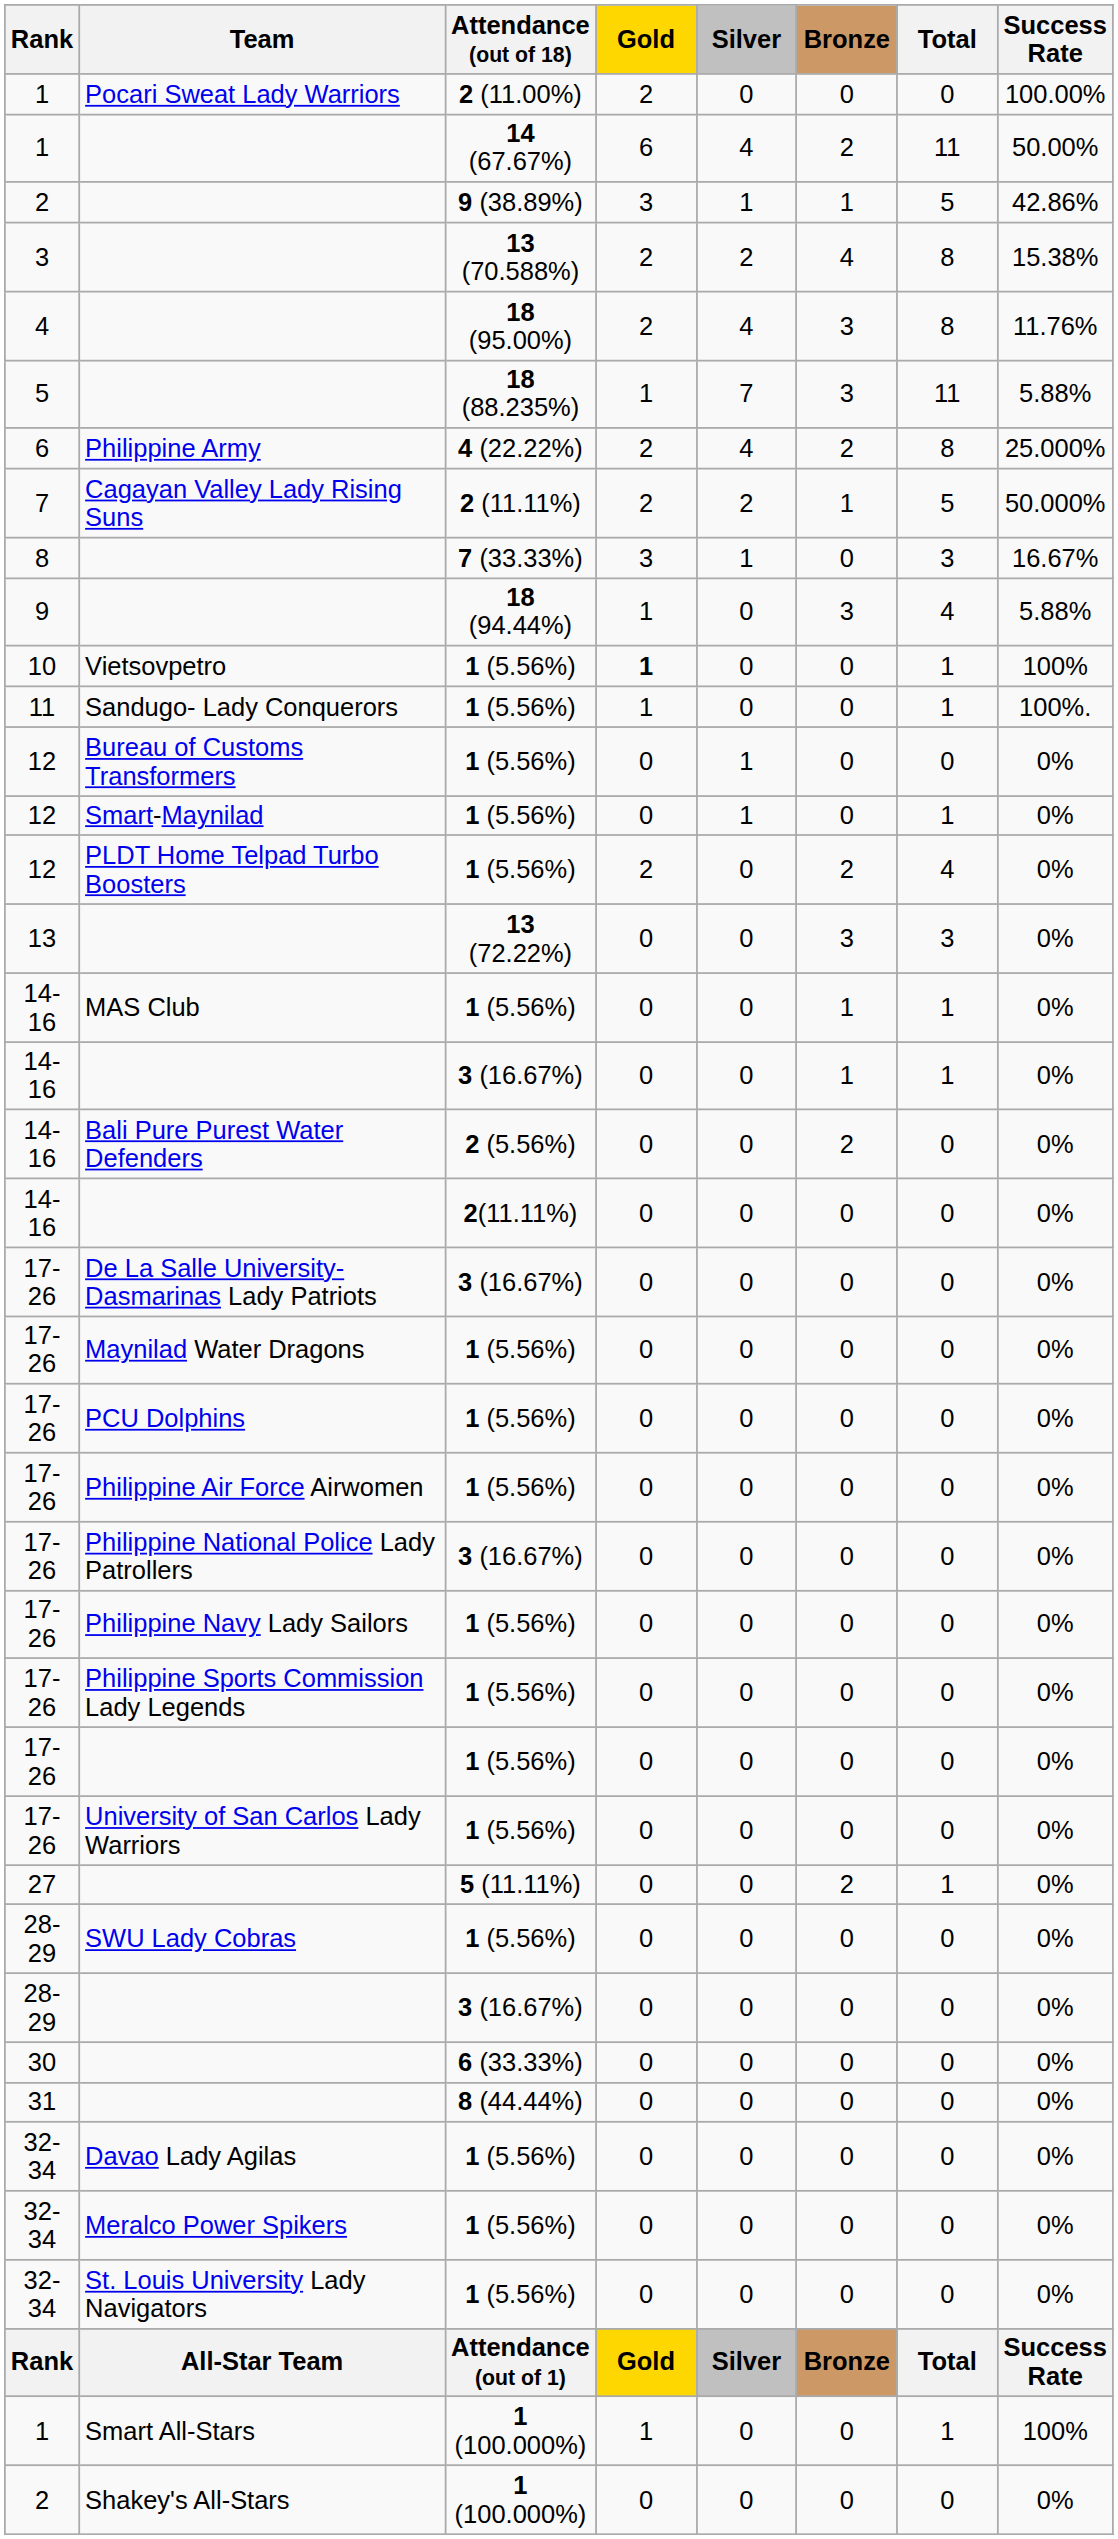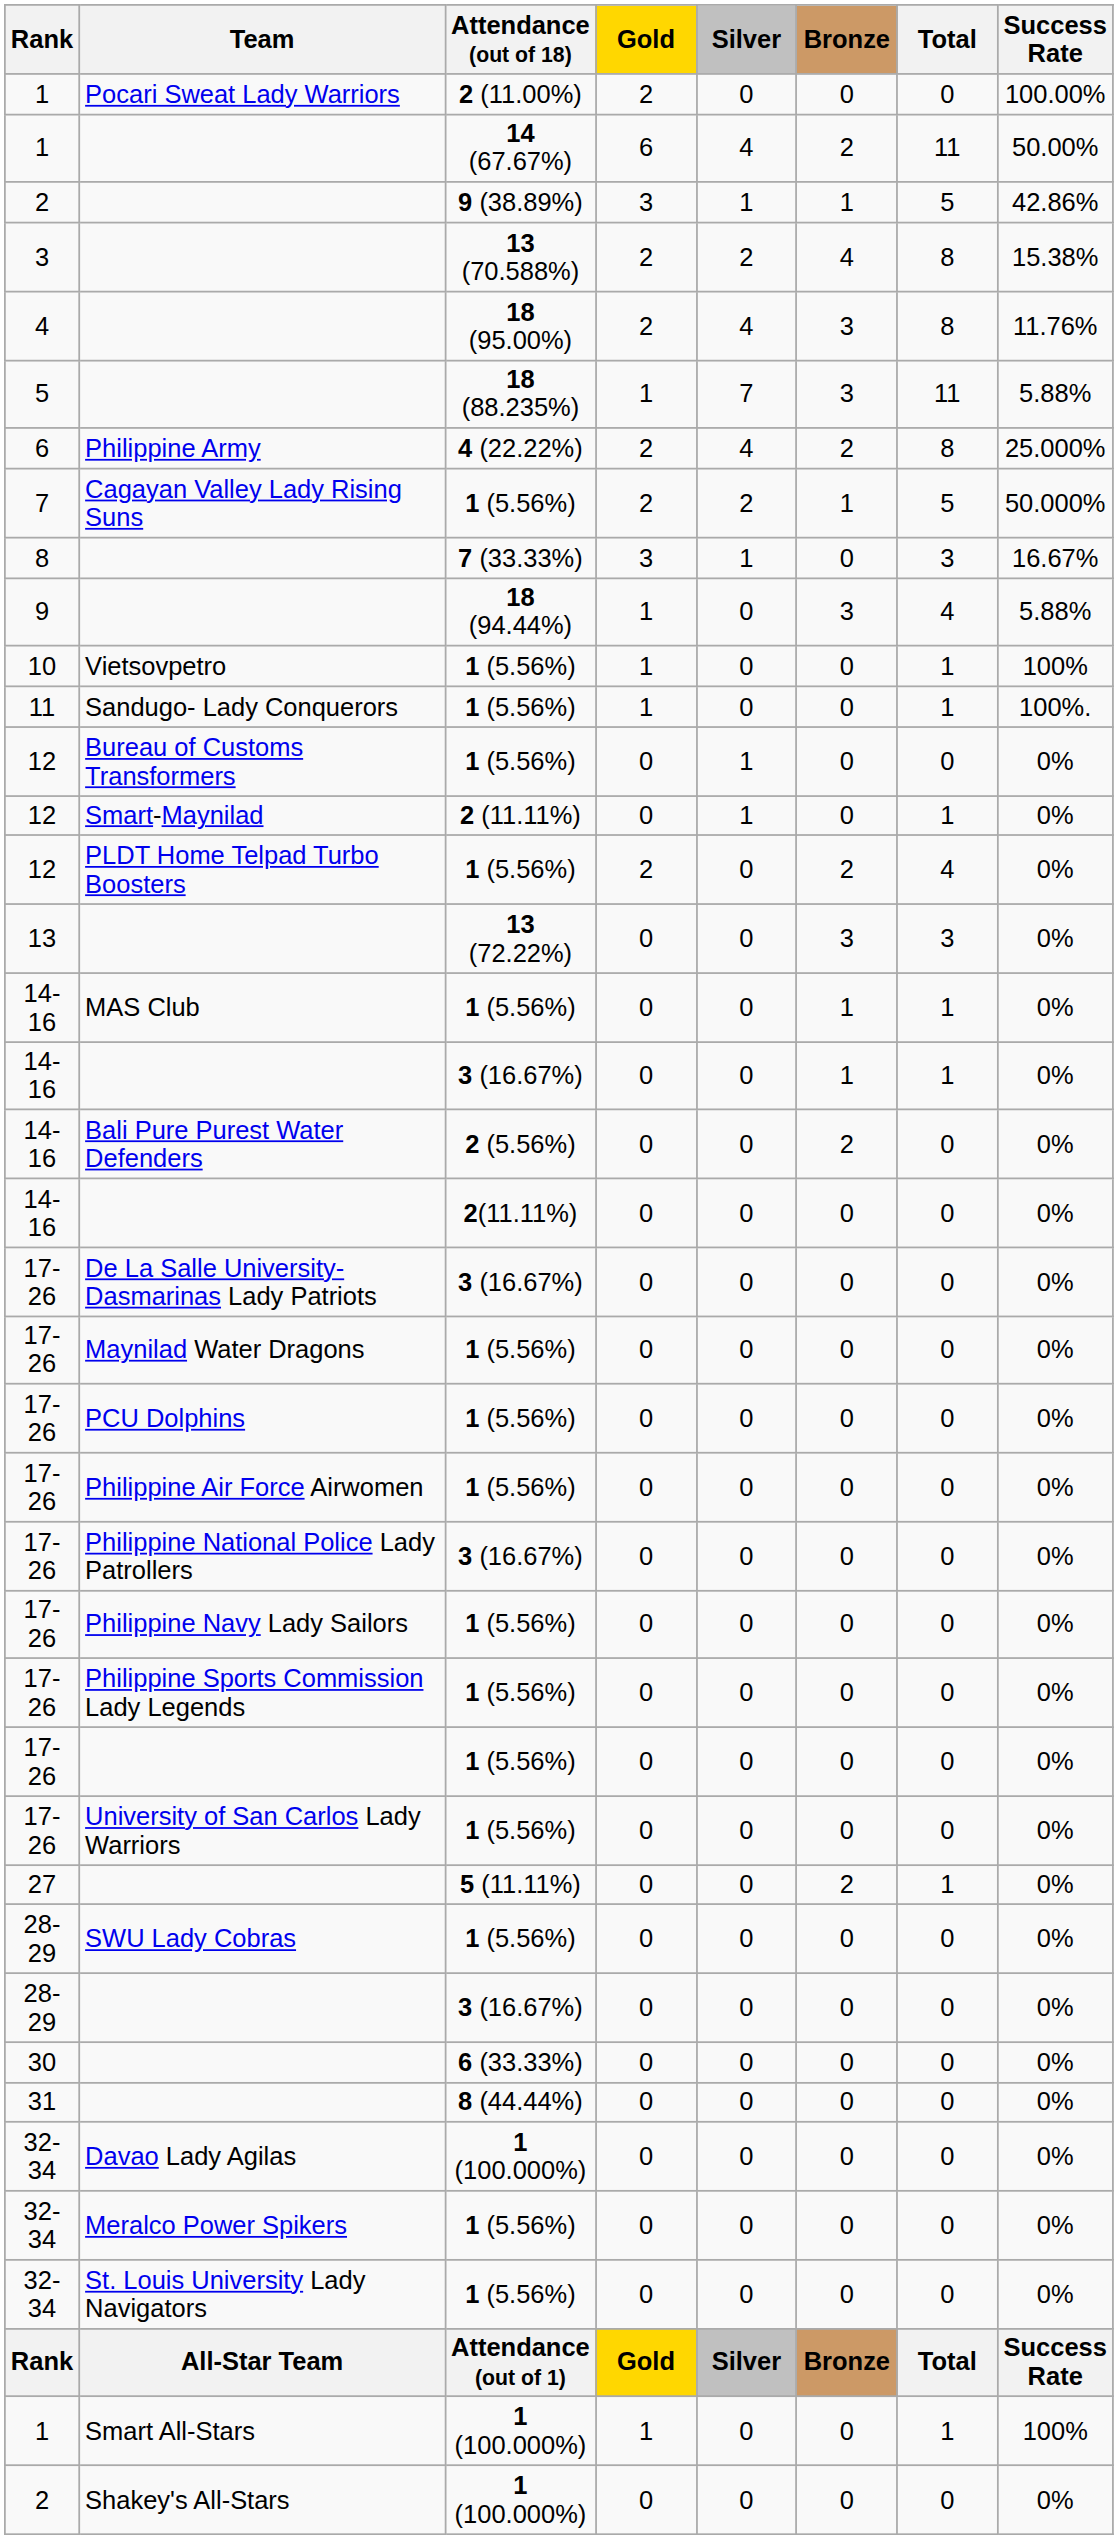(520, 503) 2 (11.11%) -> (520, 503) 1 (5.56%)
(646, 667) bold -> (646, 667) normal
(520, 816) 1 (5.56%) -> (520, 816) 2 (11.11%)
(520, 2157) 1 (5.56%) -> (520, 2157) 1 (100.000%)
